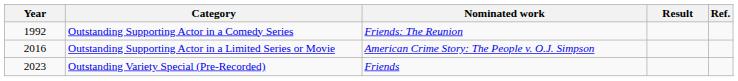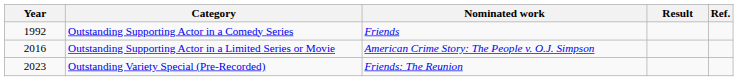(414, 31) Friends: The Reunion -> (382, 31) Friends
(382, 66) Friends -> (414, 66) Friends: The Reunion
